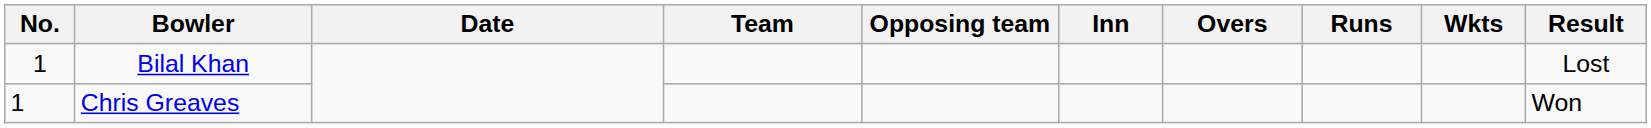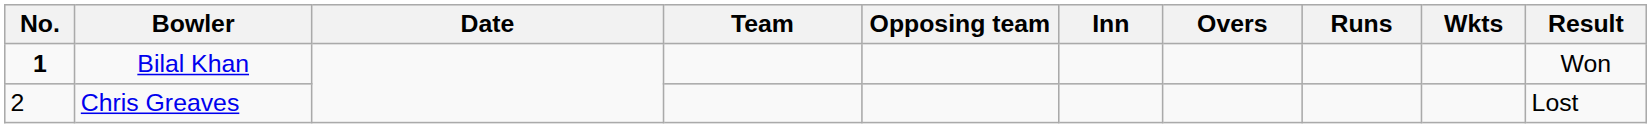(40, 63) normal -> (40, 63) bold
(1586, 63) Lost -> (1586, 63) Won
(17, 102) 1 -> (17, 102) 2
(1557, 102) Won -> (1555, 102) Lost
